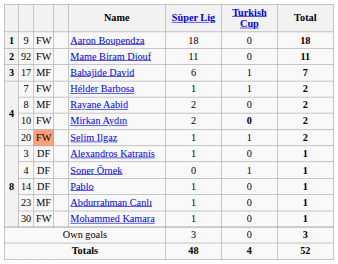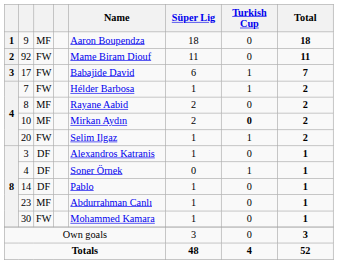(44, 40) FW -> (44, 40) MF
(44, 72) MF -> (44, 72) FW
(44, 121) FW -> (44, 121) MF
(44, 137) lightsalmon background -> (44, 137) no background
